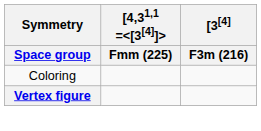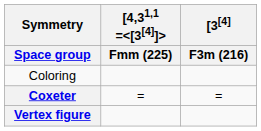+ row: (52, 95)
